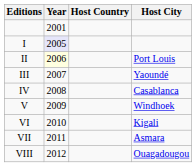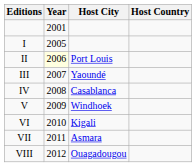columns swapped: (100, 12) <-> (161, 12)
(56, 43) lavender background -> (56, 43) no background
